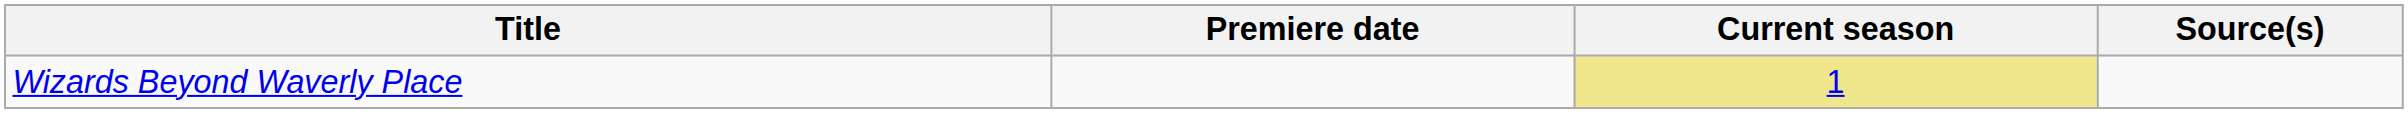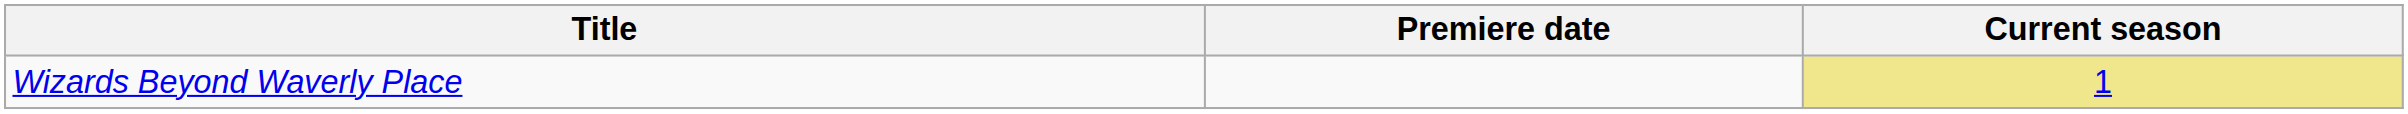- column: (2250, 30)
